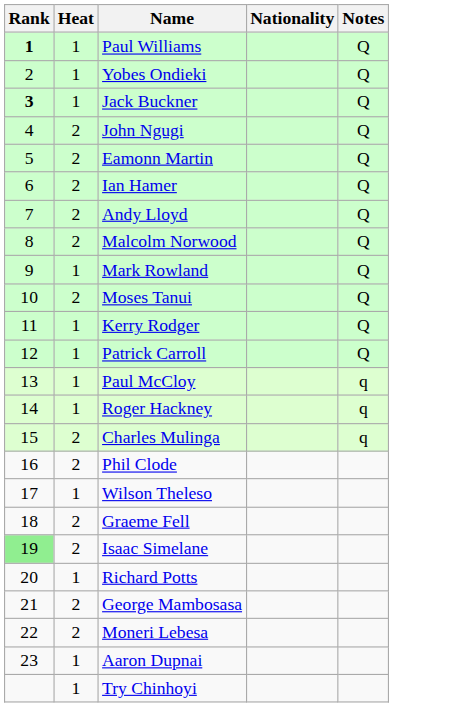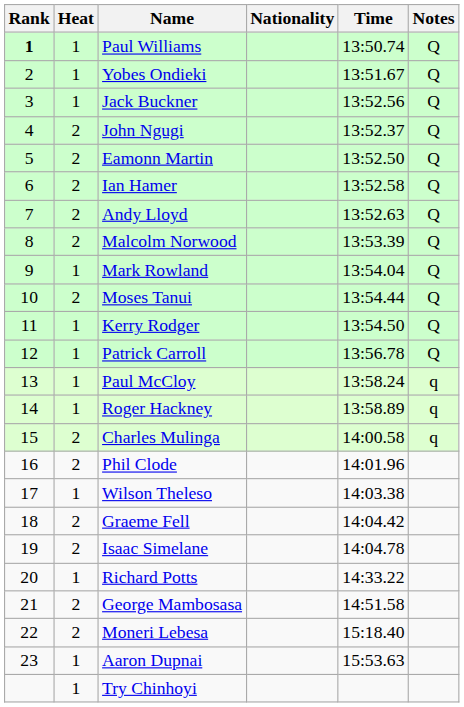+ column: (373, 18)
(29, 102) bold -> (29, 102) normal
(29, 548) lightgreen background -> (29, 548) no background
